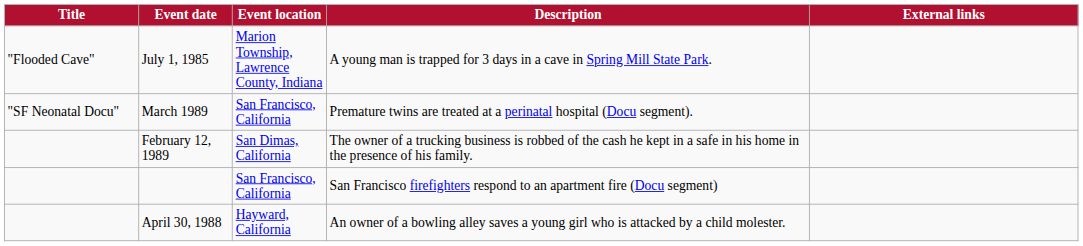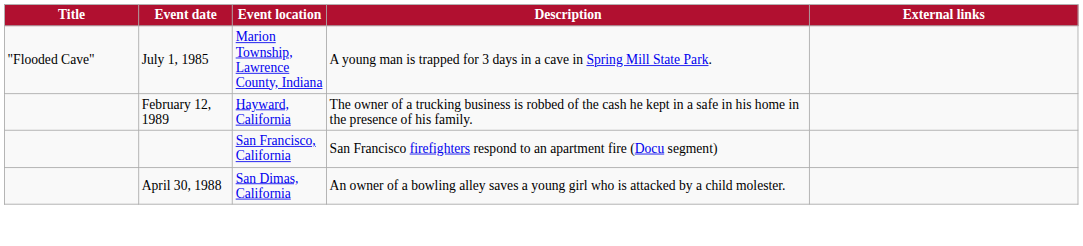- row: (175, 111)
(267, 148) San Dimas, California -> (263, 111) Hayward, California
(263, 222) Hayward, California -> (267, 185) San Dimas, California
